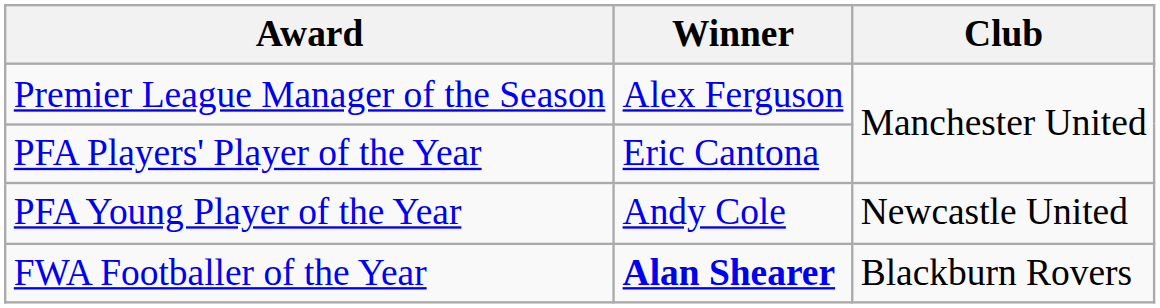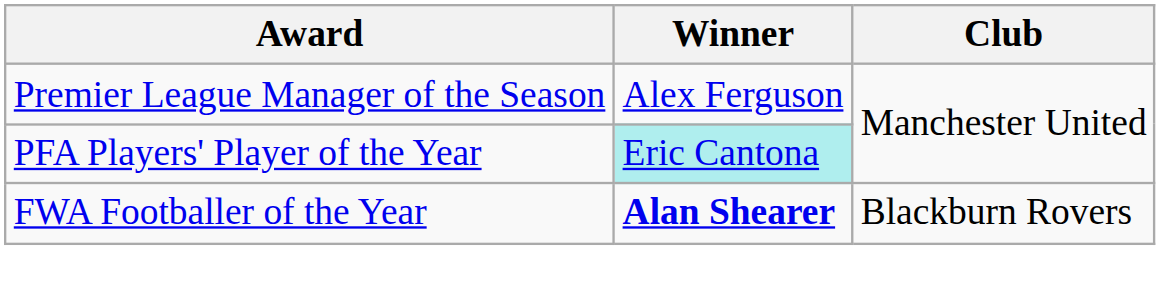(721, 152) no background -> (721, 152) paleturquoise background
- row: (238, 212)
